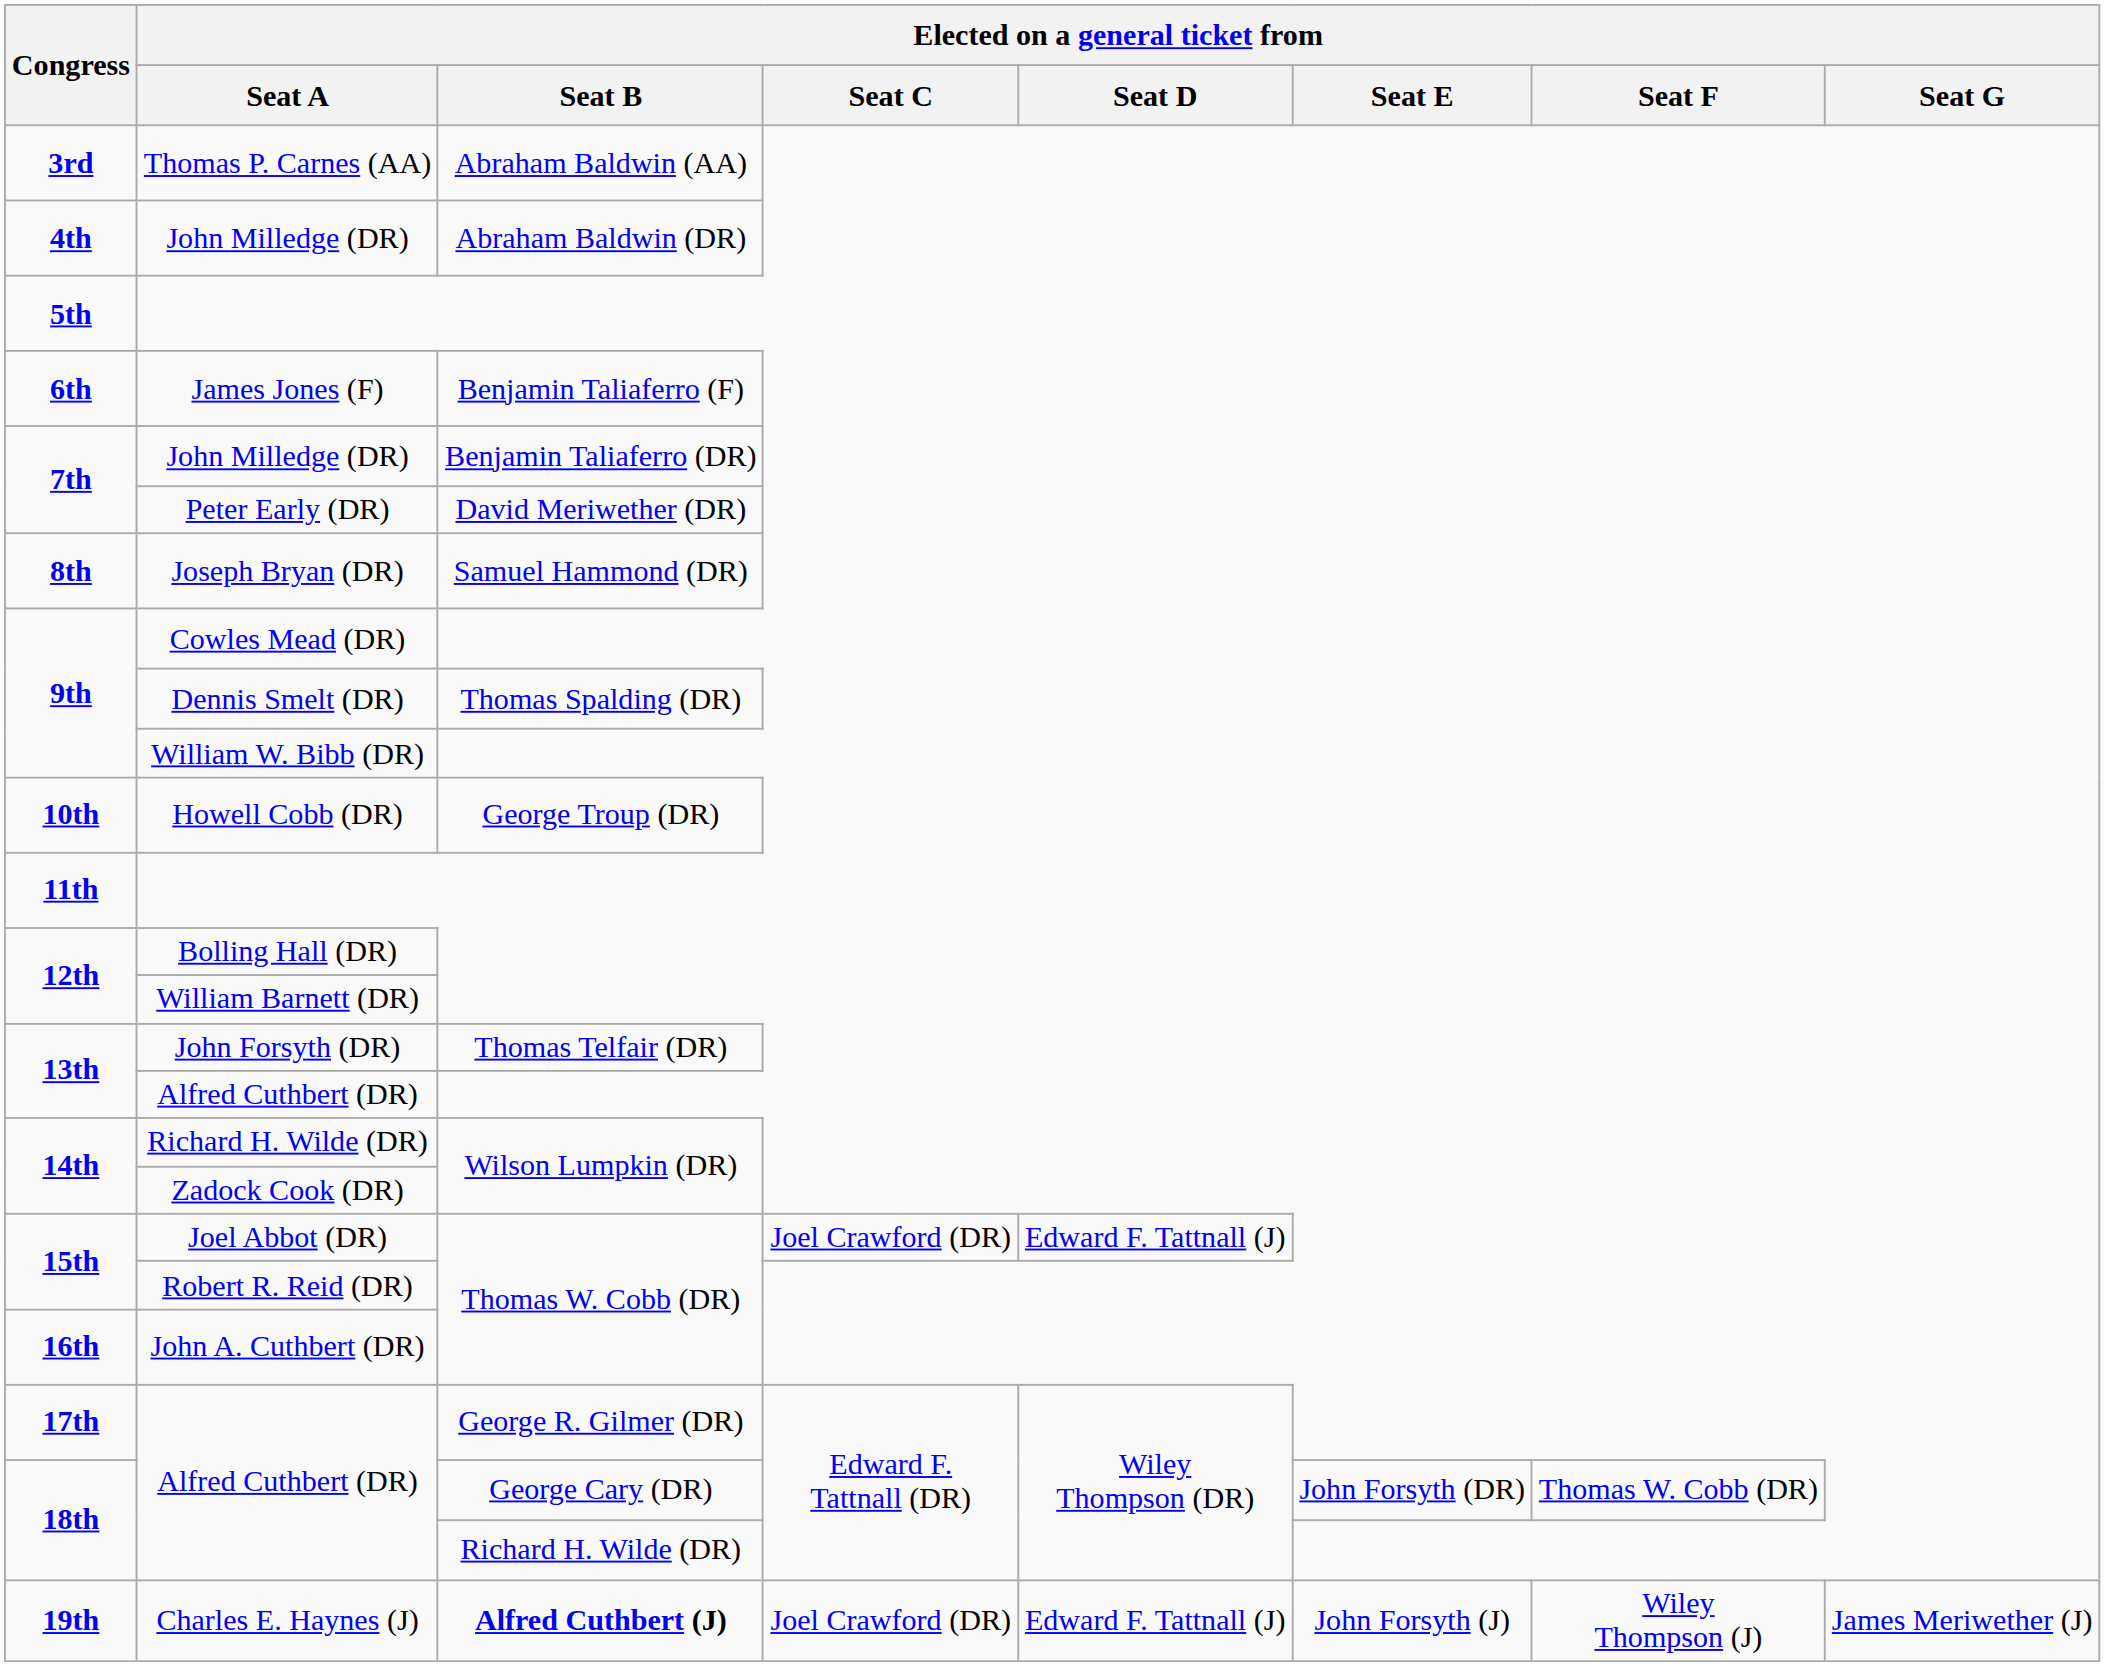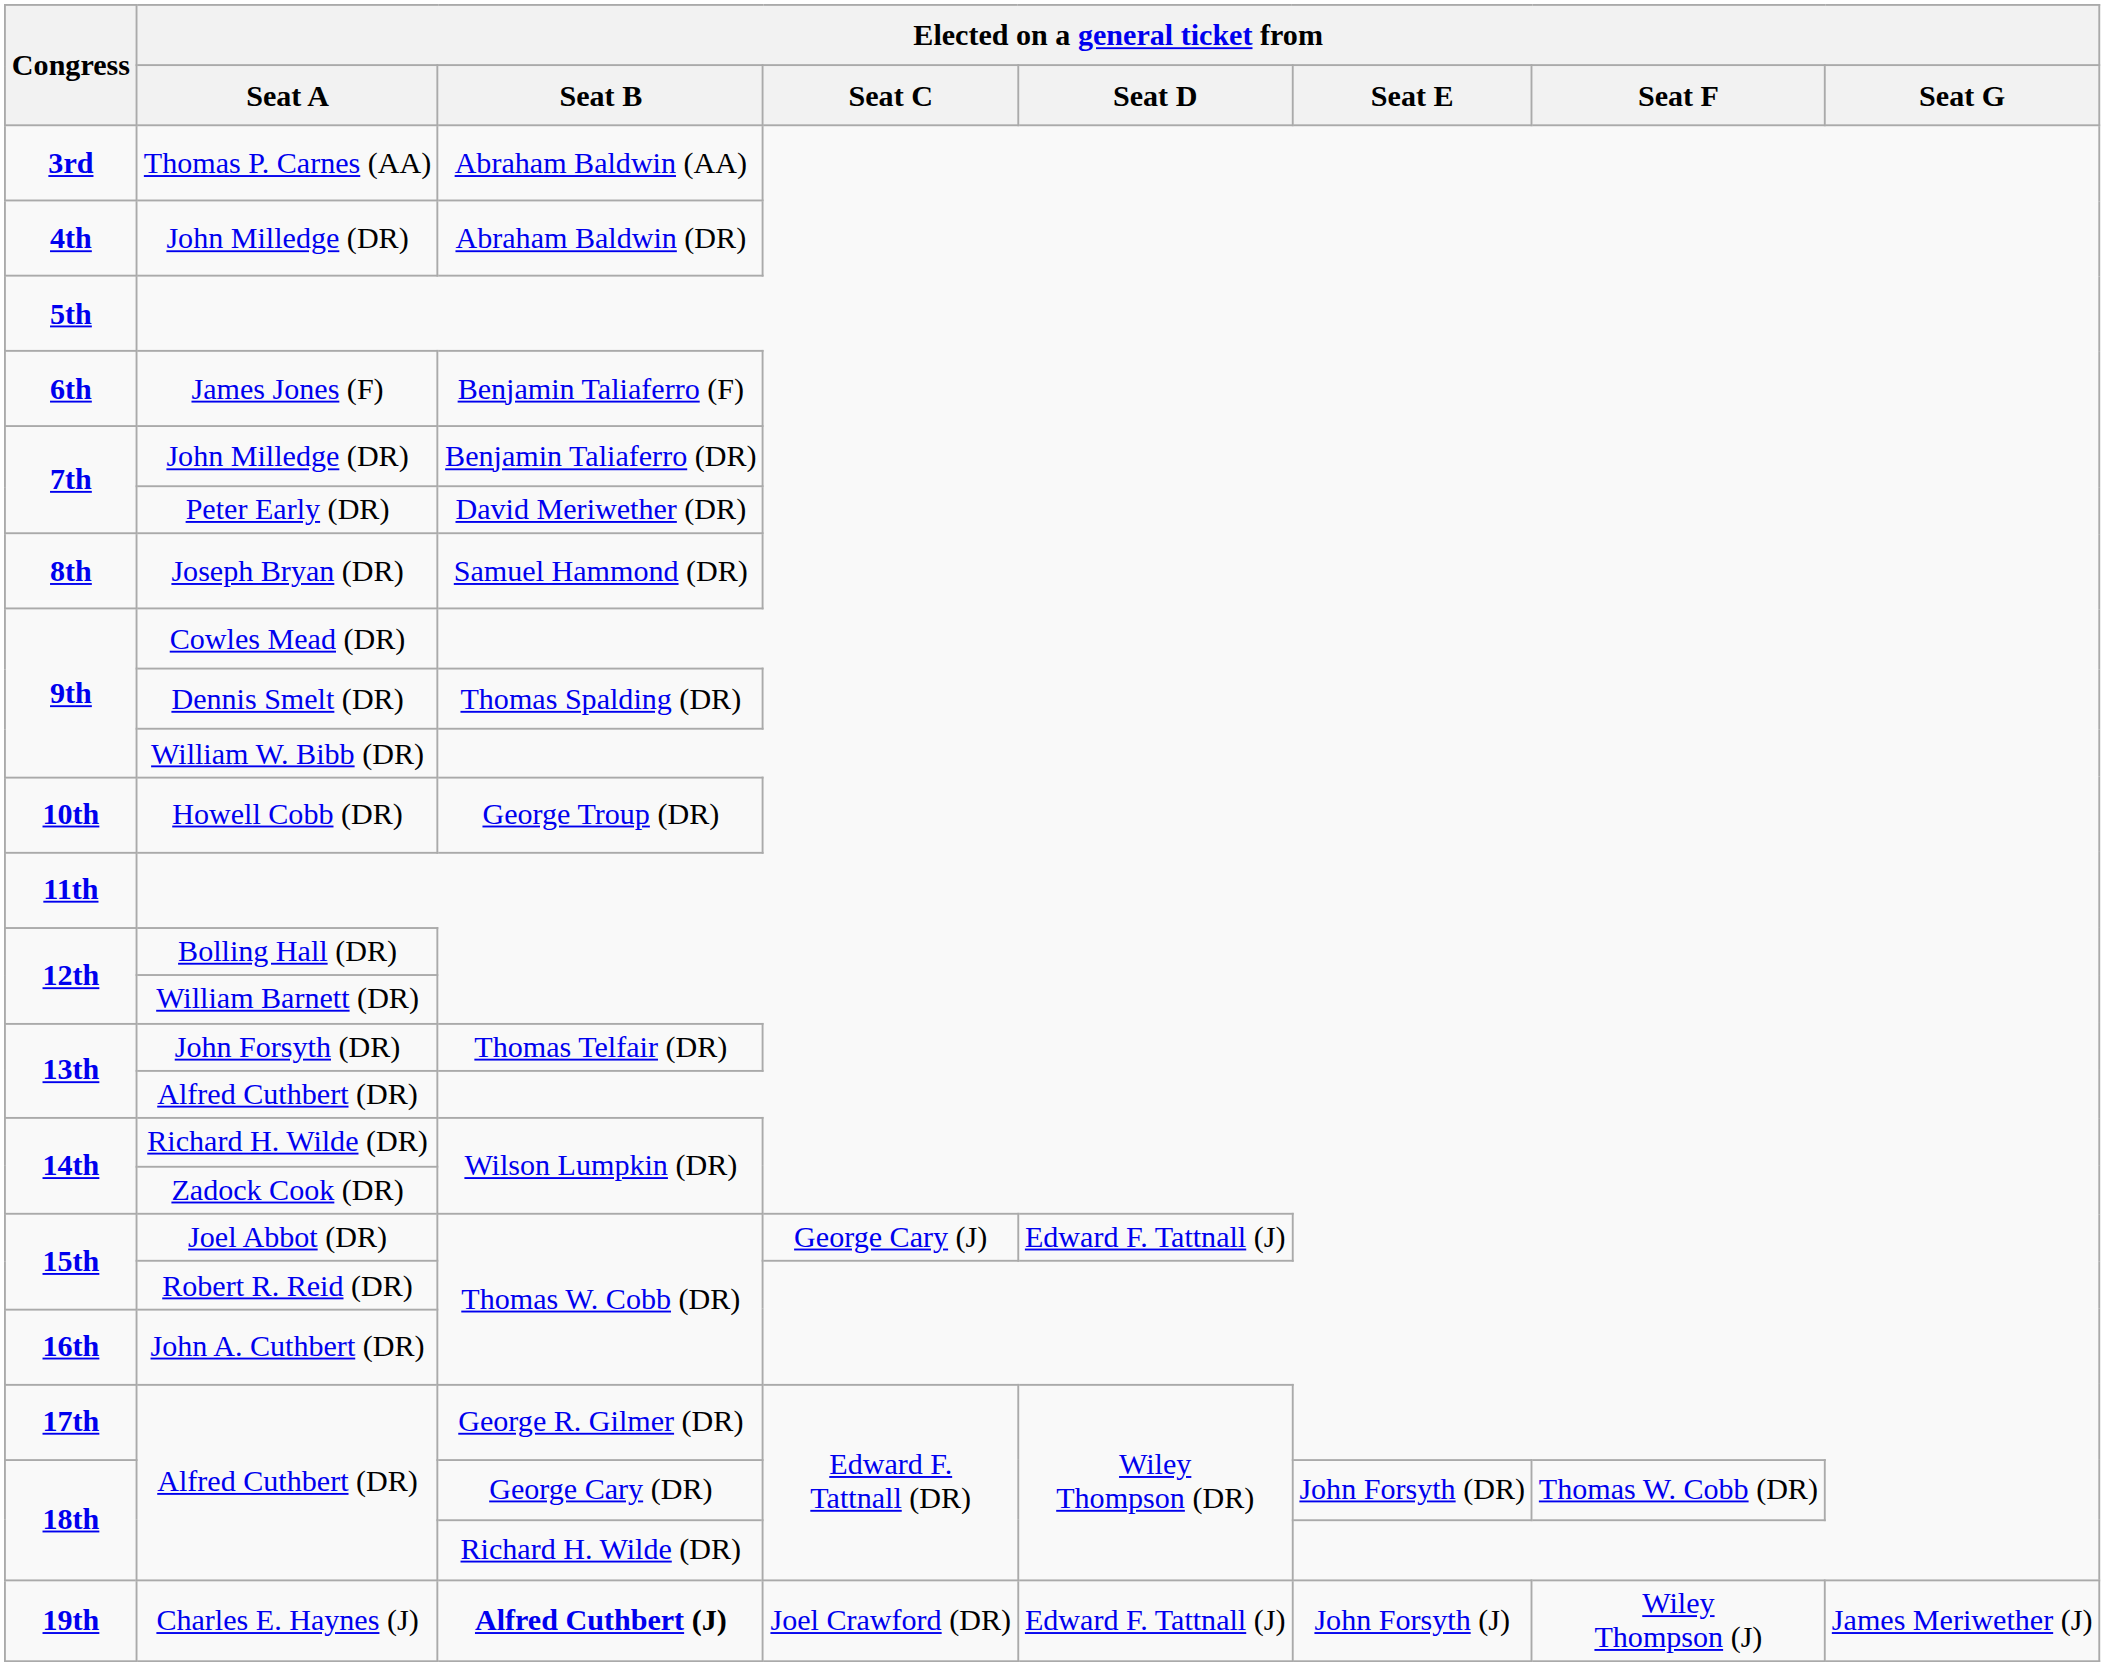(891, 1237) Joel Crawford (DR) -> (891, 1237) George Cary (J)
